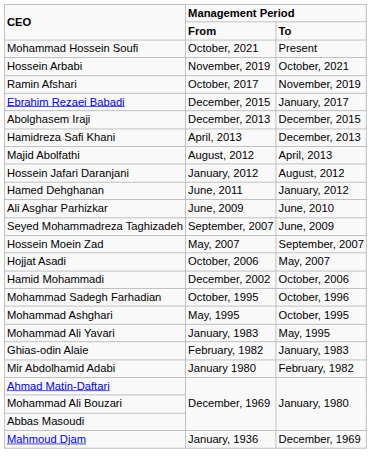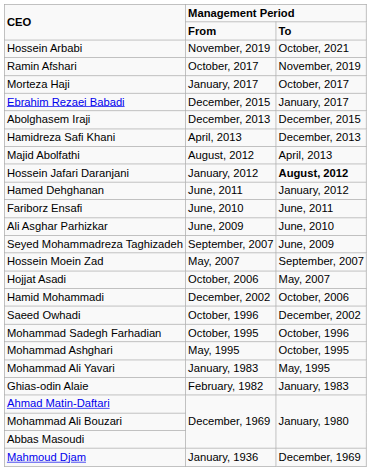- row: (73, 48)
+ row: (38, 84)
(312, 173) normal -> (313, 173) bold
+ row: (45, 208)
+ row: (44, 315)
- row: (61, 368)
